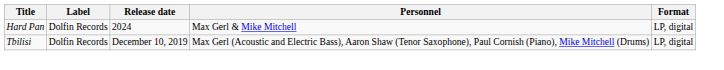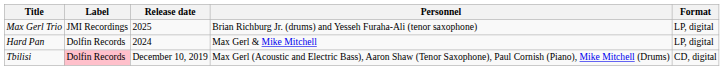+ row: (34, 27)
(78, 42) no background -> (96, 57) pink background
(673, 42) LP, digital -> (695, 57) CD, digital
